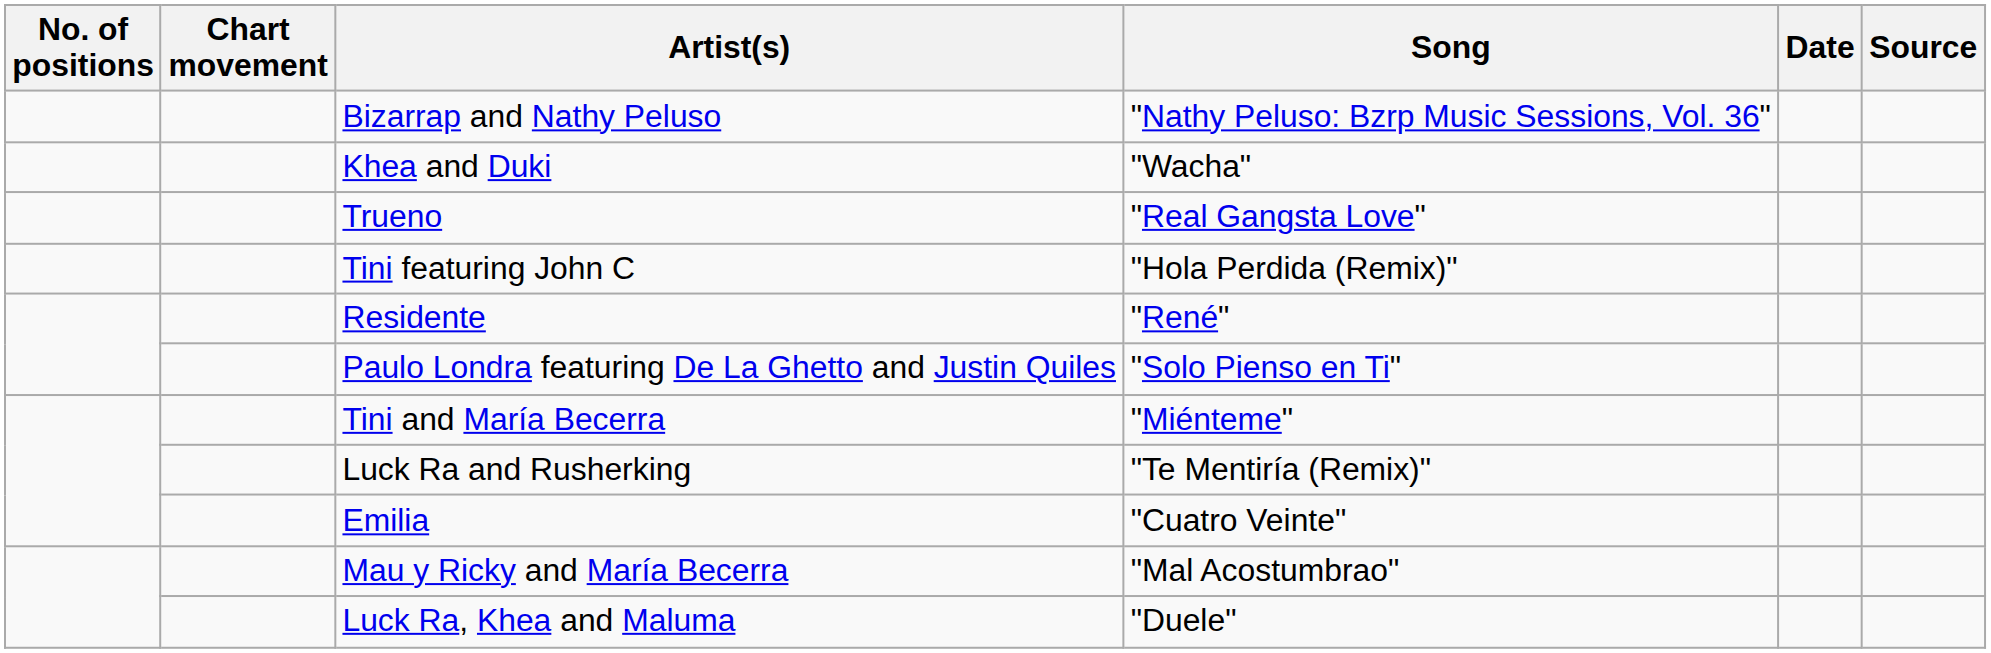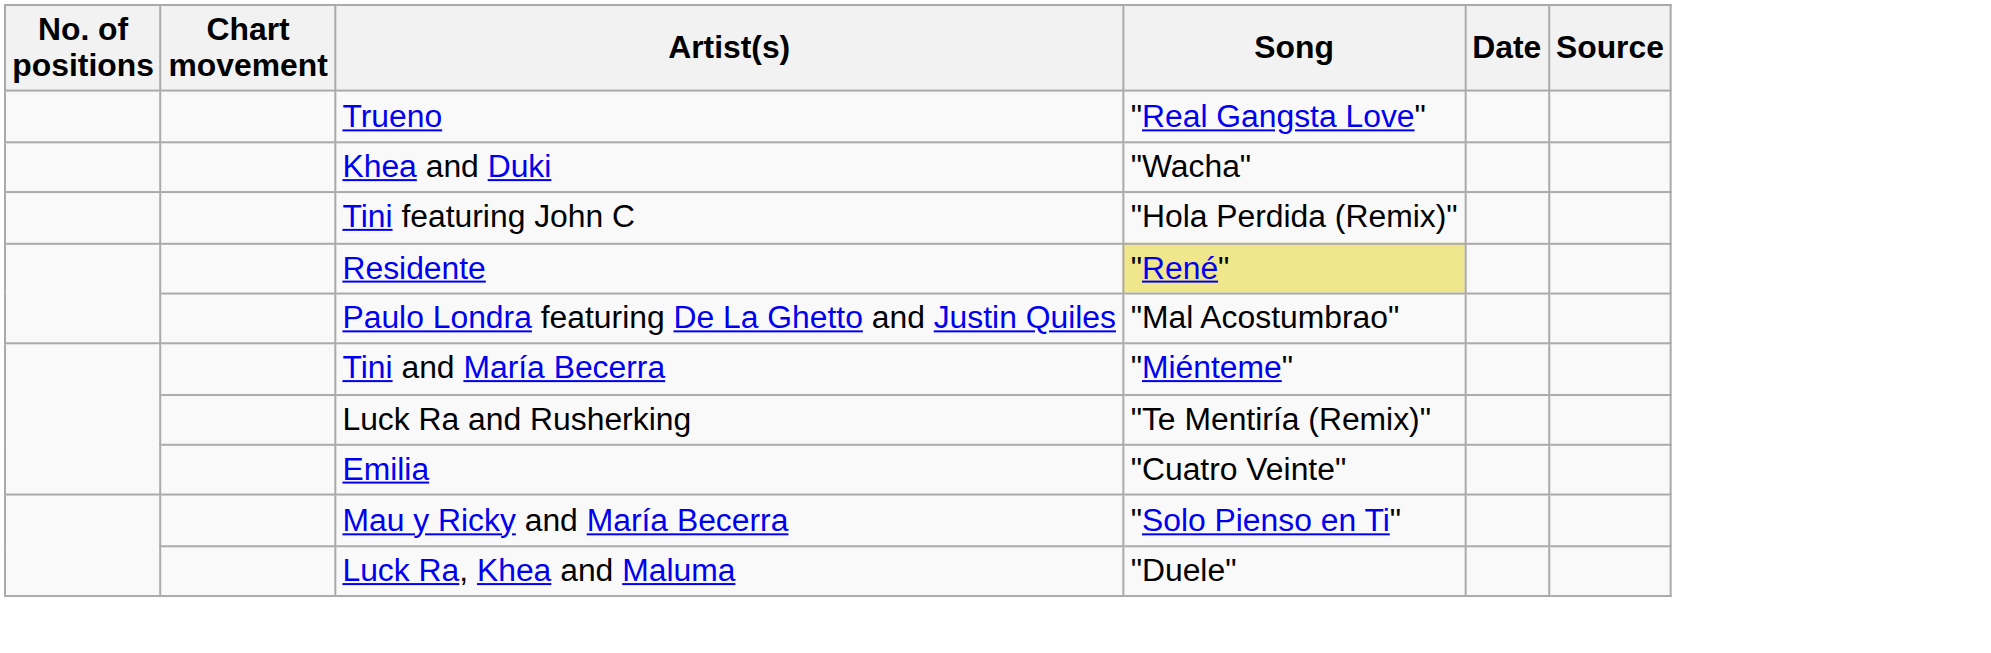- row: (532, 116)
rows swapped: (447, 166) <-> (392, 217)
(1180, 318) no background -> (1180, 267) khaki background
(1266, 368) "Solo Pienso en Ti" -> (1265, 318) "Mal Acostumbrao"
(1265, 570) "Mal Acostumbrao" -> (1266, 520) "Solo Pienso en Ti"
